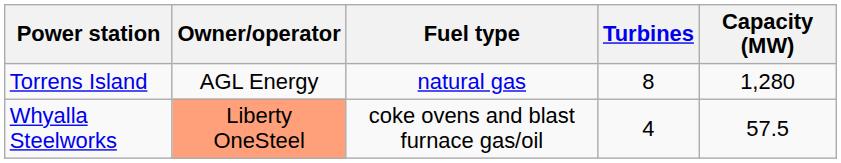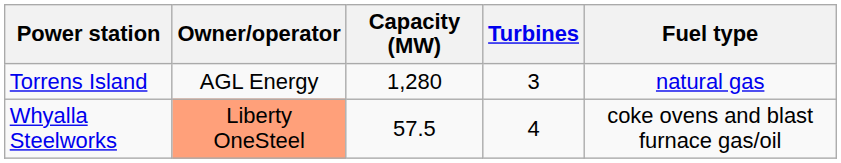columns swapped: (768, 34) <-> (472, 34)
(648, 81) 8 -> (534, 81) 3
